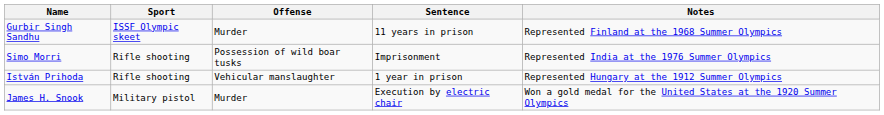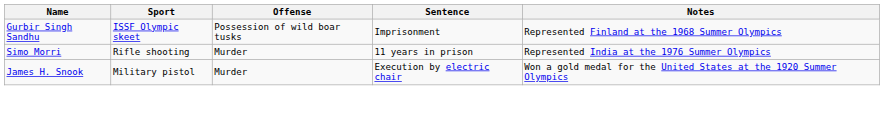(231, 32) Murder -> (277, 32) Possession of wild boar tusks
(424, 32) 11 years in prison -> (407, 32) Imprisonment
(277, 57) Possession of wild boar tusks -> (231, 52) Murder
(408, 57) Imprisonment -> (424, 52) 11 years in prison
- row: (45, 77)
